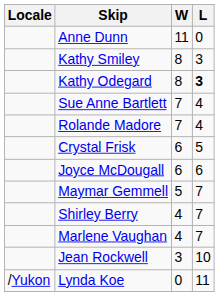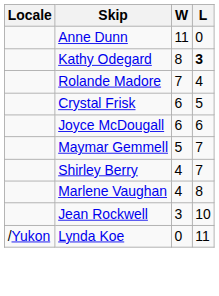- row: (99, 59)
- row: (112, 103)
(199, 236) 7 -> (199, 192) 8
